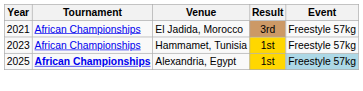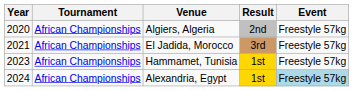+ row: (180, 29)
(18, 62) 2025 -> (18, 78) 2024
(92, 62) bold -> (88, 78) normal
